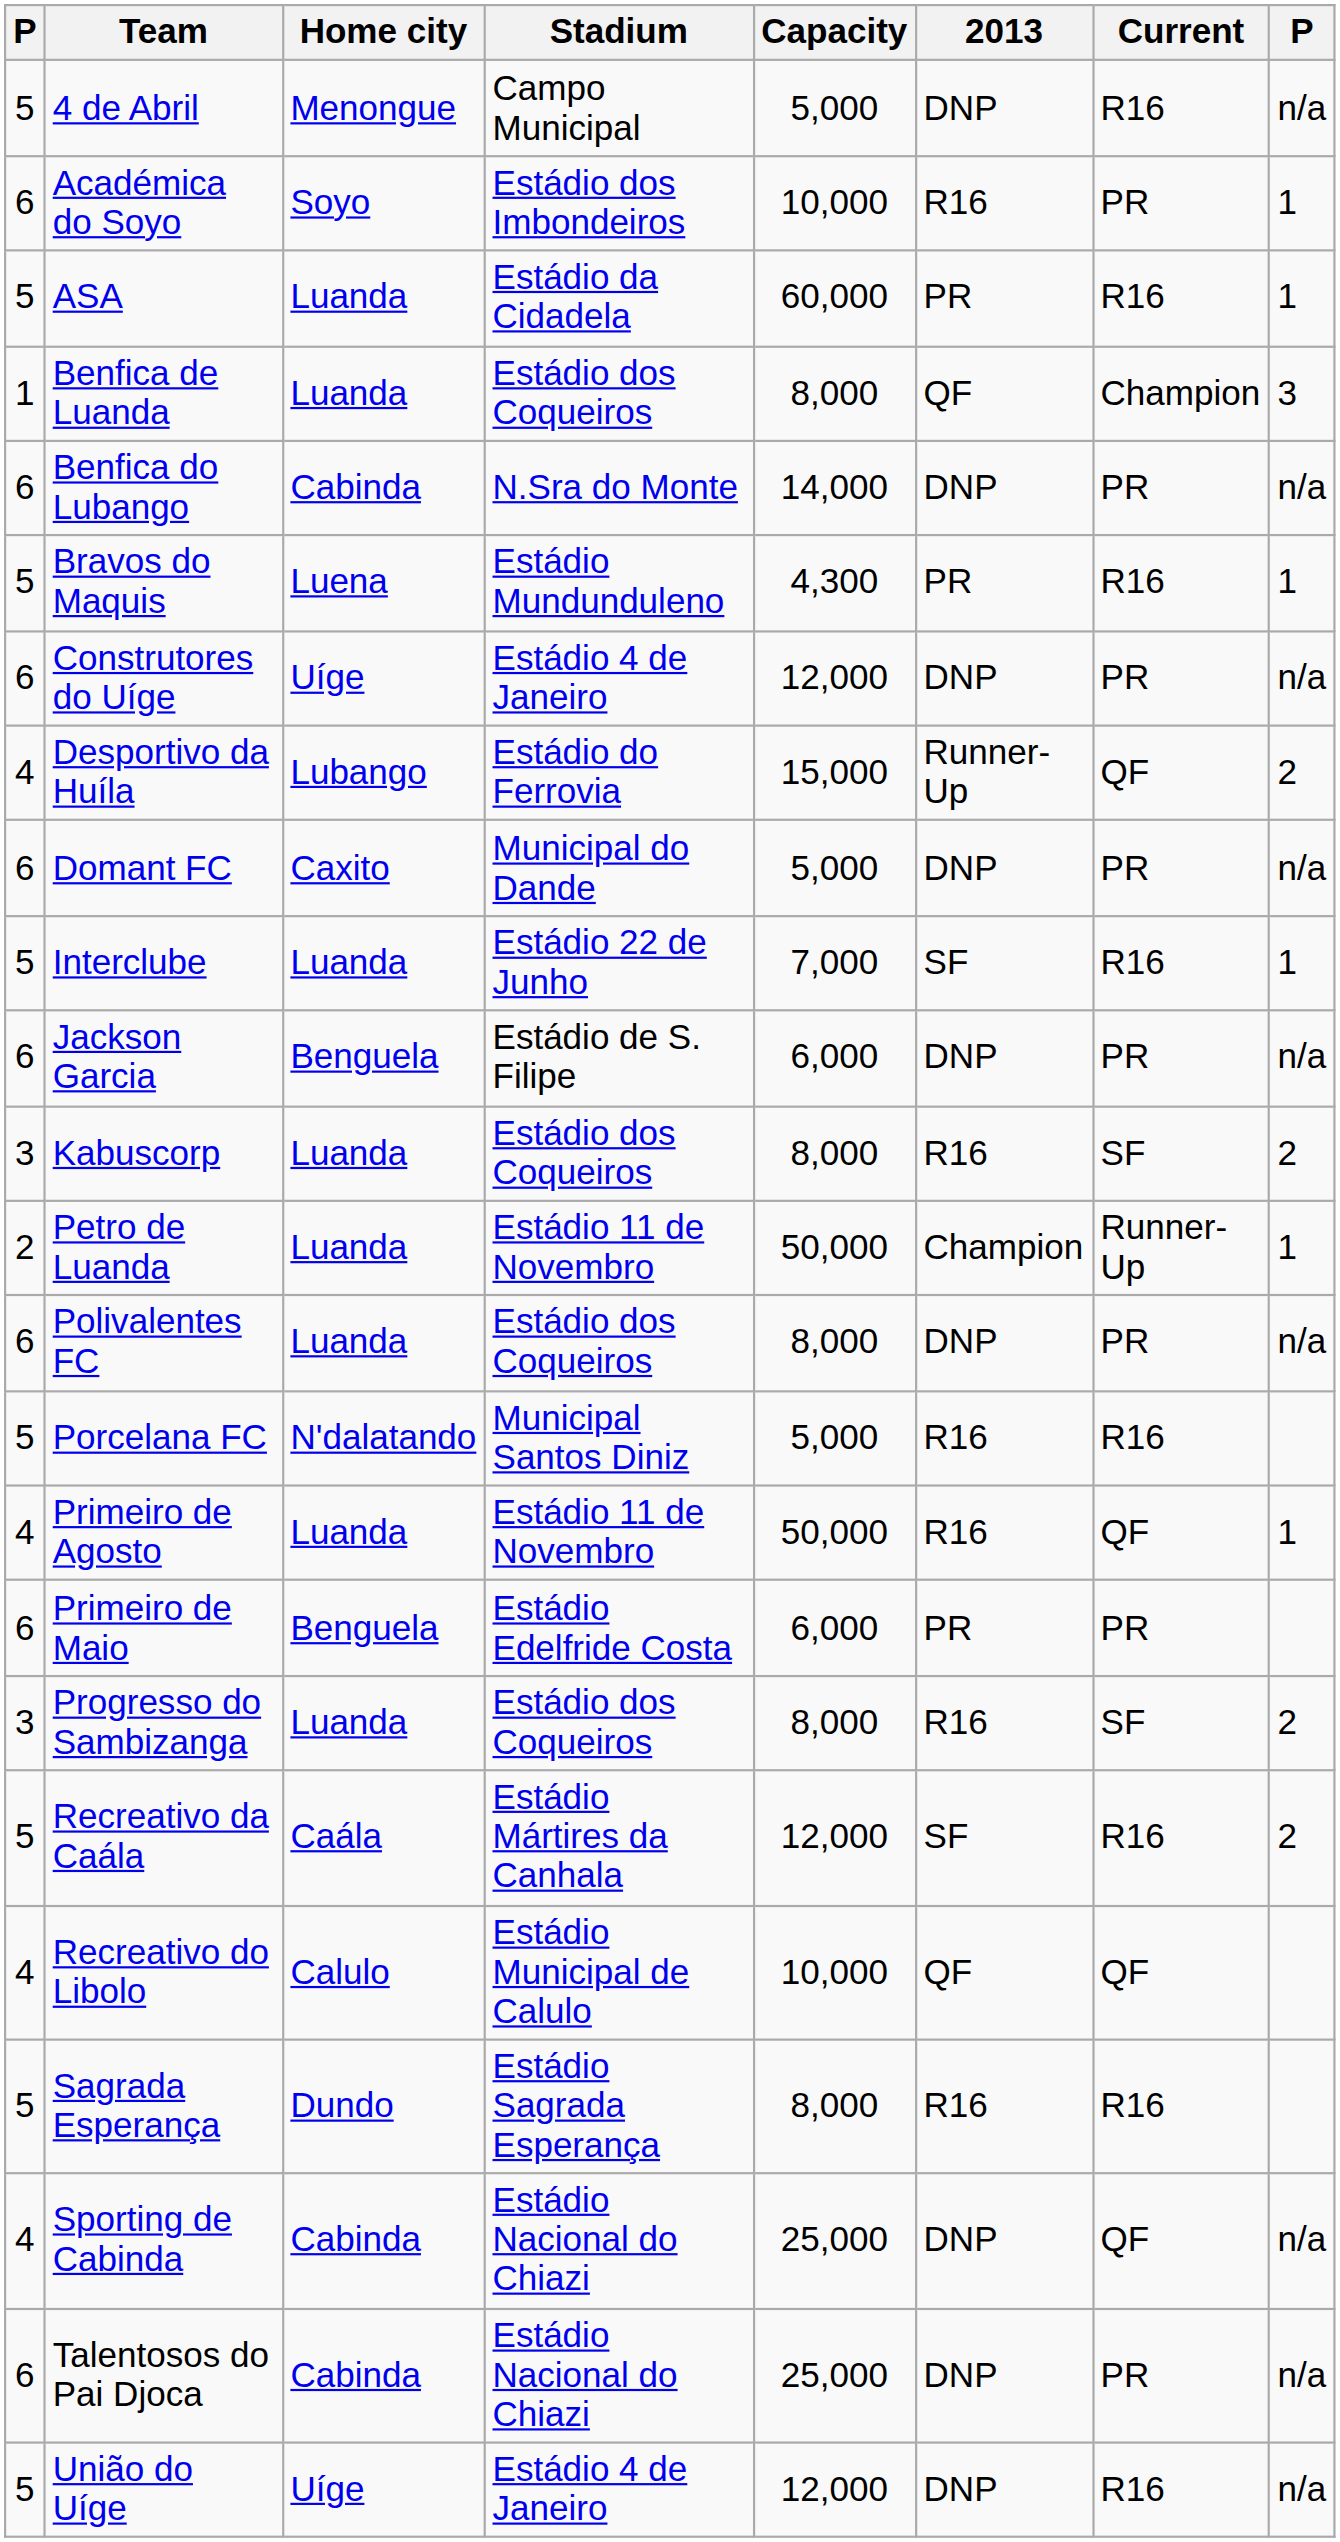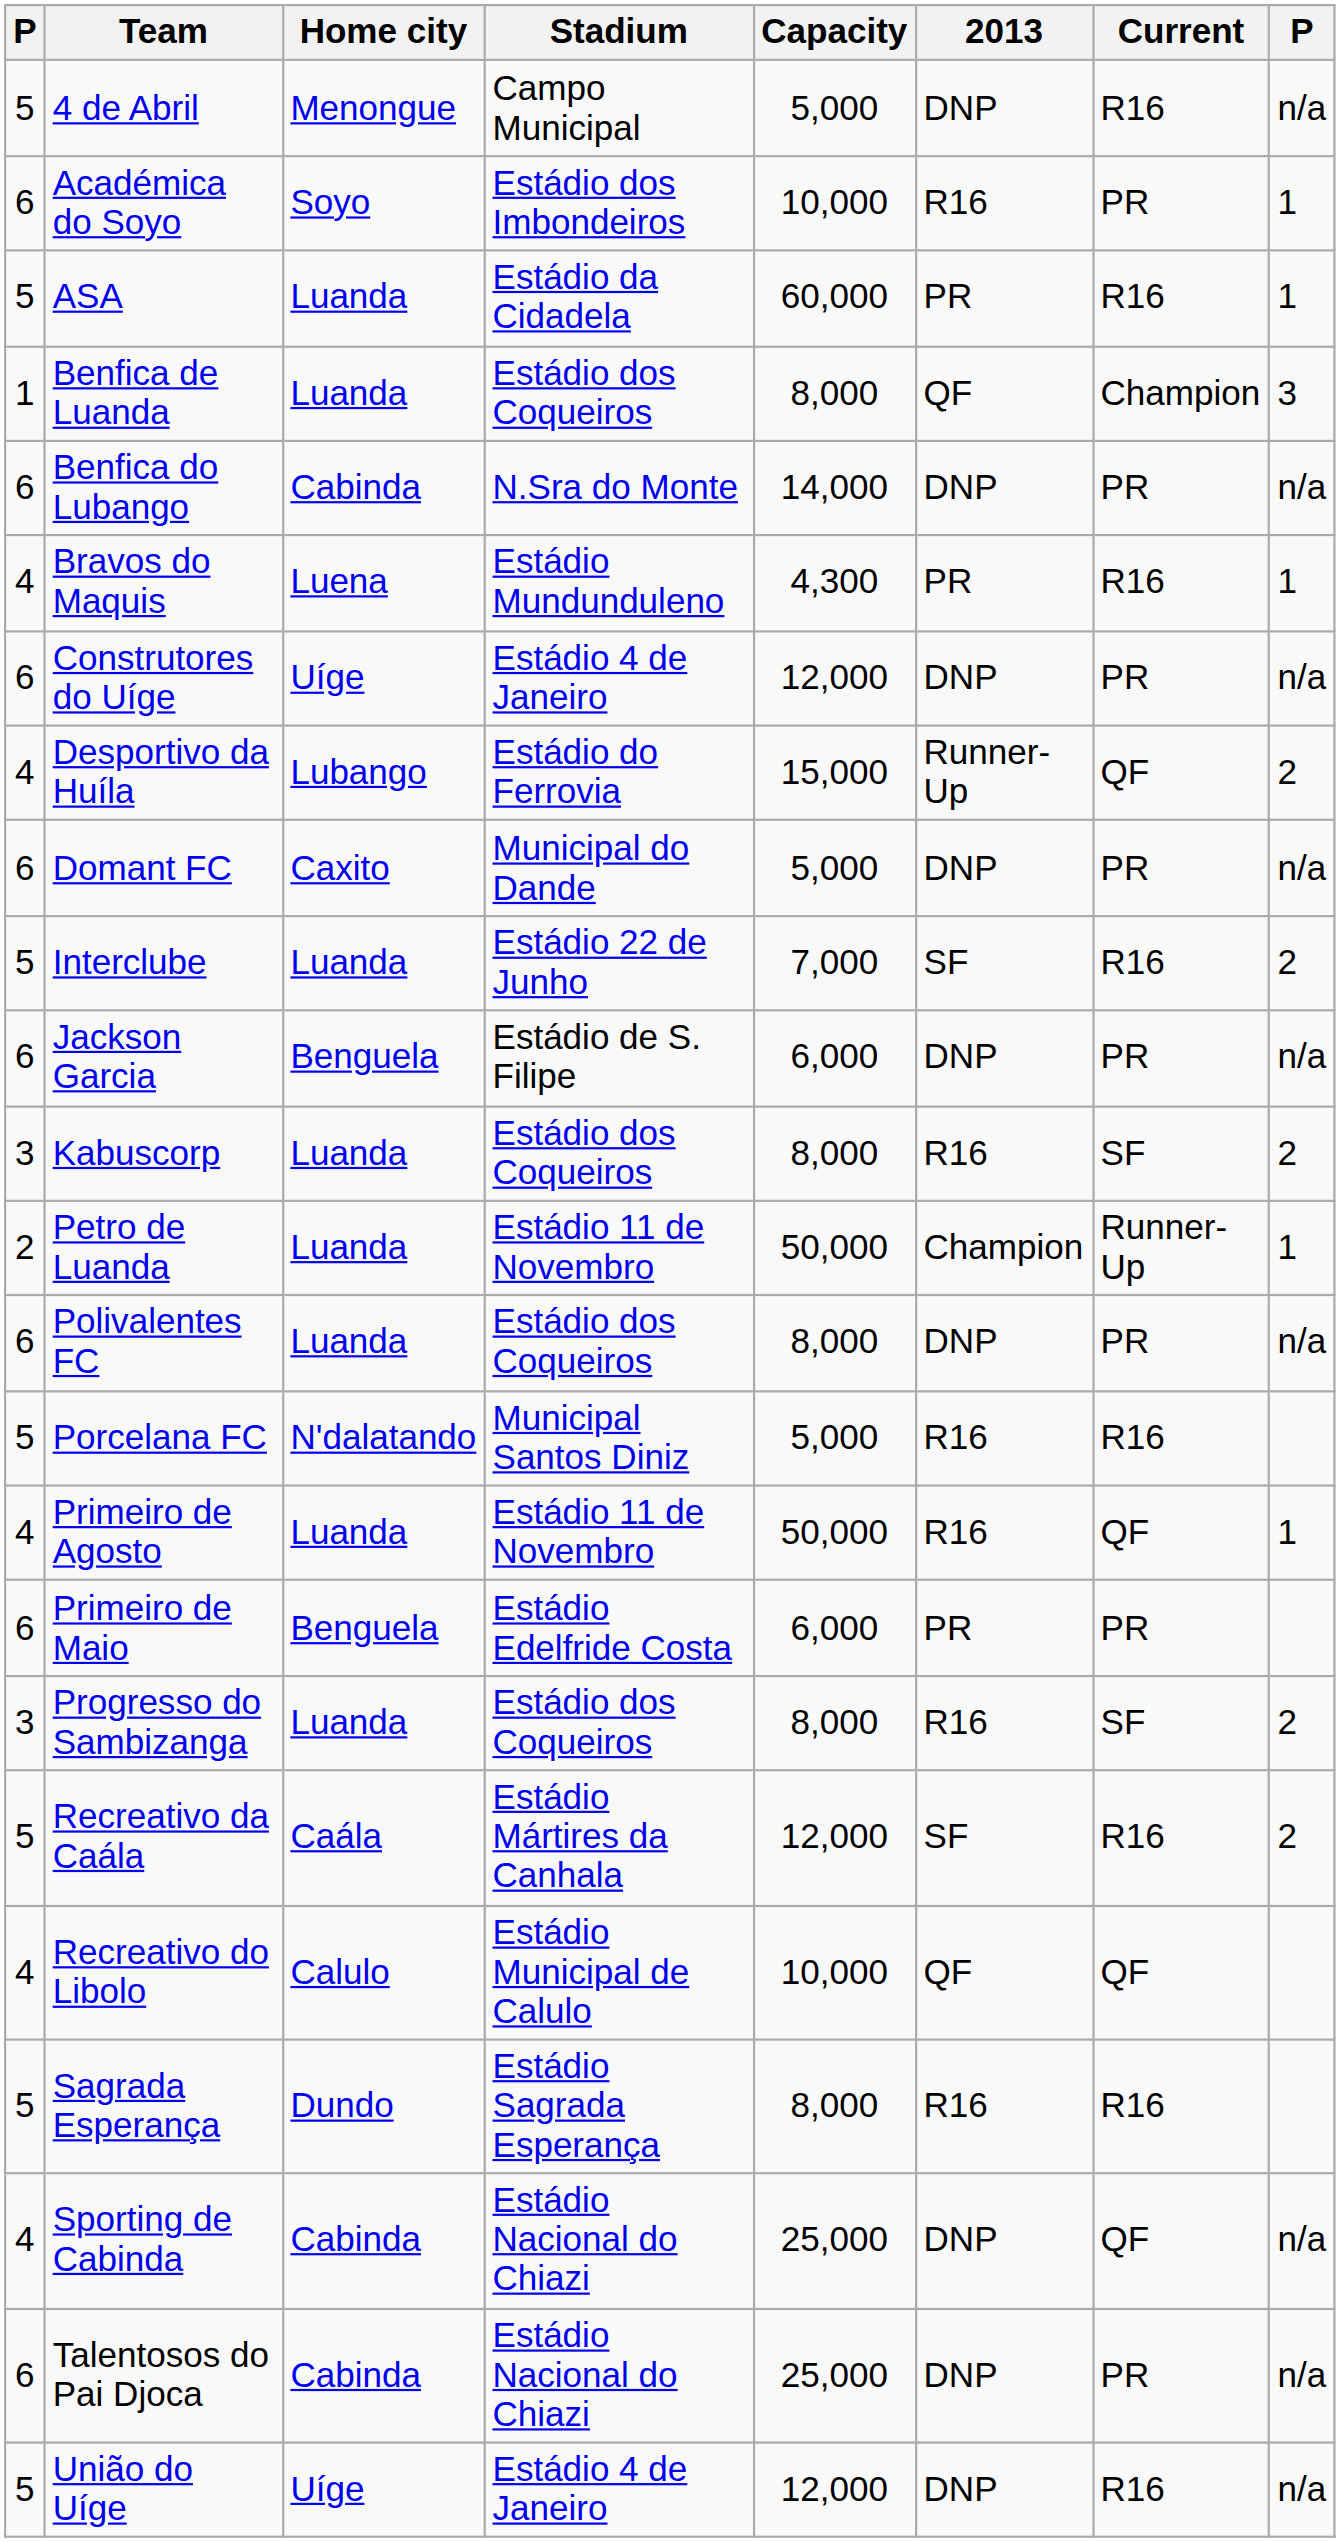(25, 582) 5 -> (25, 582) 4
(1287, 962) 1 -> (1287, 962) 2
